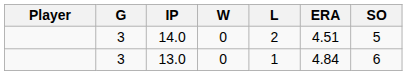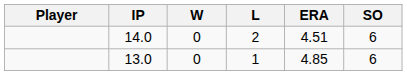- column: (121, 15)
(377, 37) 5 -> (373, 37) 6
(326, 59) 4.84 -> (314, 59) 4.85
